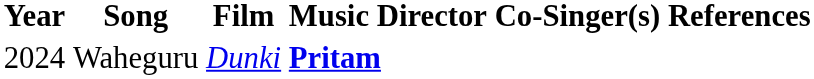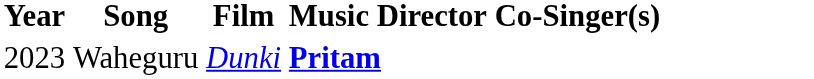- column: (739, 15)
(34, 57) 2024 -> (34, 57) 2023
